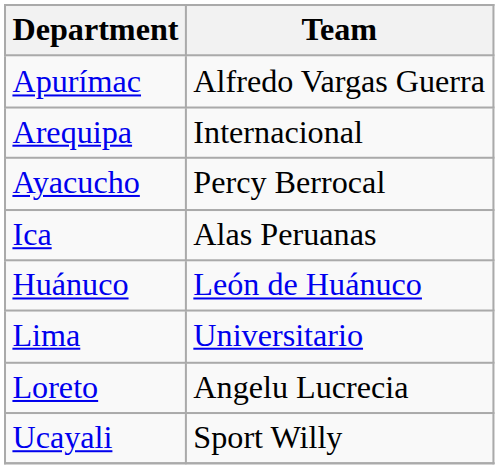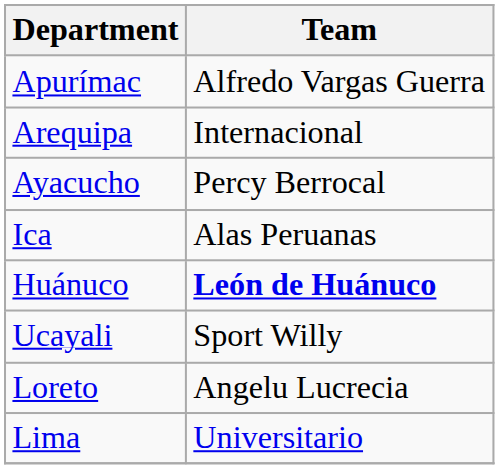(308, 285) normal -> (315, 285) bold
rows swapped: (46, 336) <-> (62, 438)
